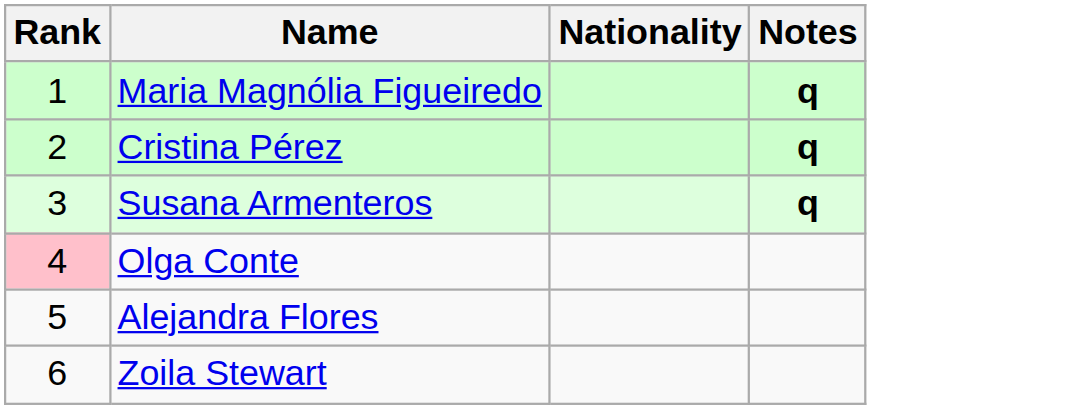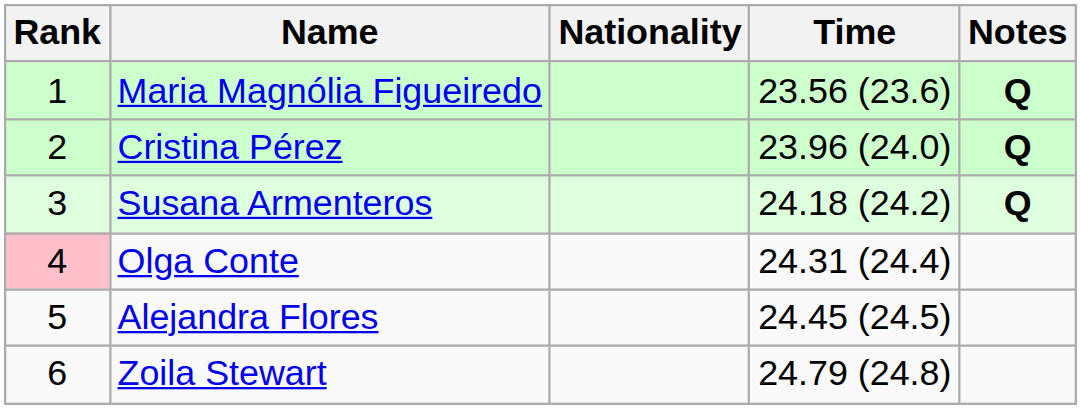+ column: (855, 32)
(808, 89) q -> (1018, 89) Q
(808, 146) q -> (1018, 146) Q
(808, 203) q -> (1018, 203) Q
